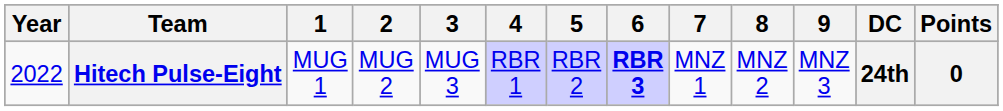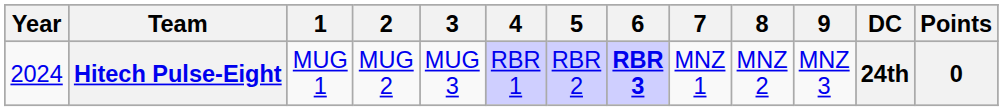(37, 73) 2022 -> (37, 73) 2024
